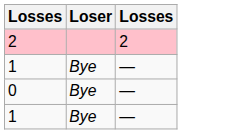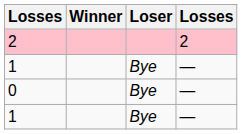+ column: (96, 16)
